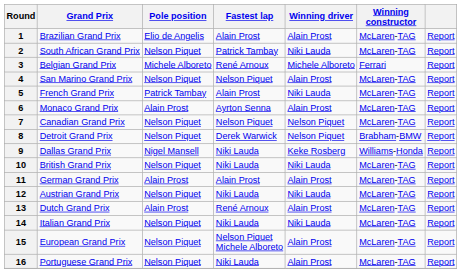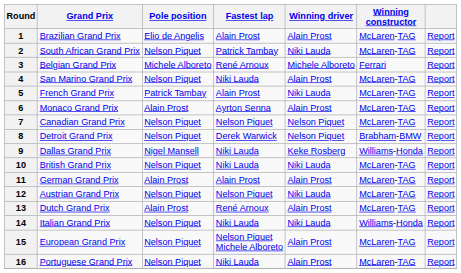(244, 79) Nelson Piquet -> (237, 79) Niki Lauda
(237, 194) Niki Lauda -> (244, 194) Nelson Piquet
(387, 222) McLaren-TAG -> (391, 222) Williams-Honda
